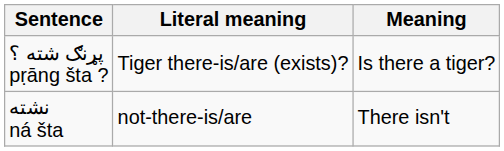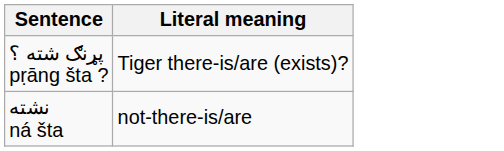- column: (426, 20)
